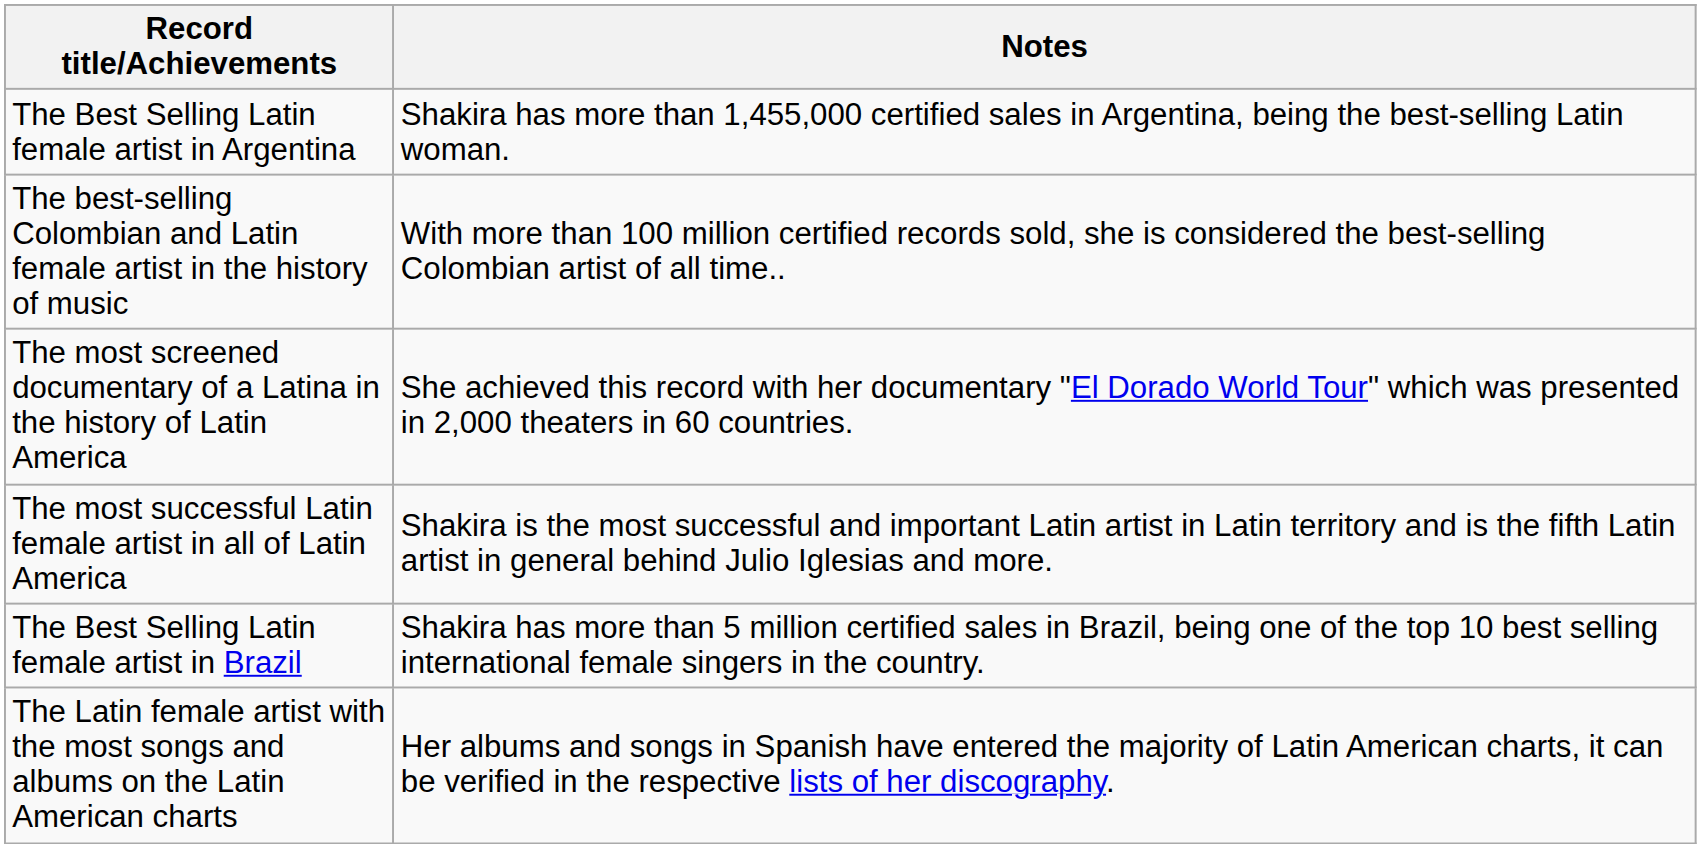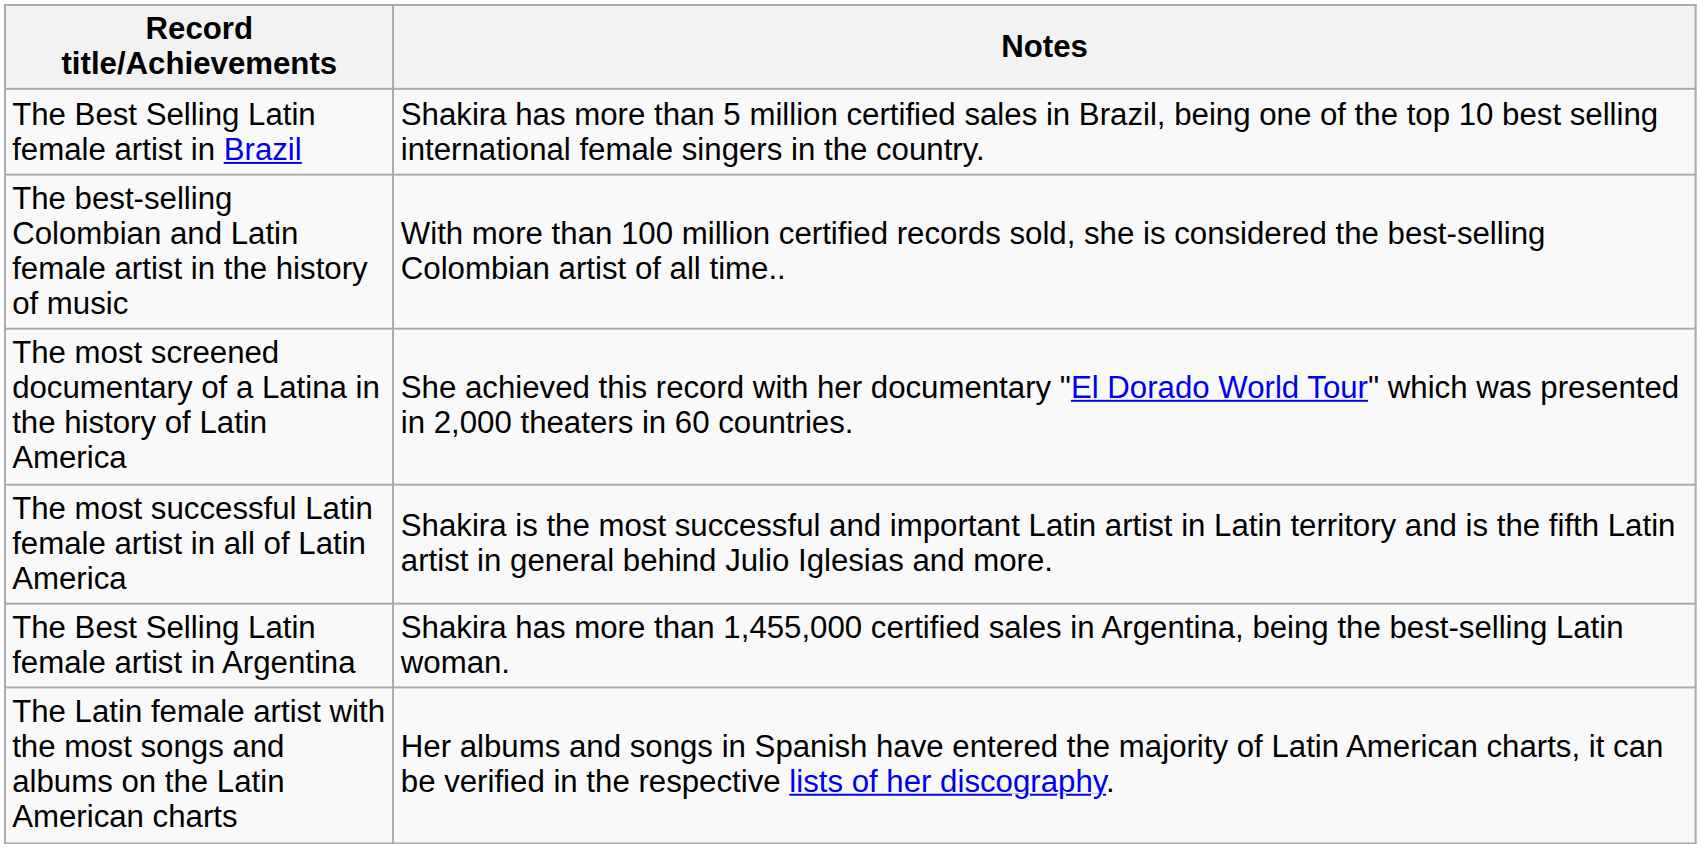rows swapped: (164, 645) <-> (184, 131)
